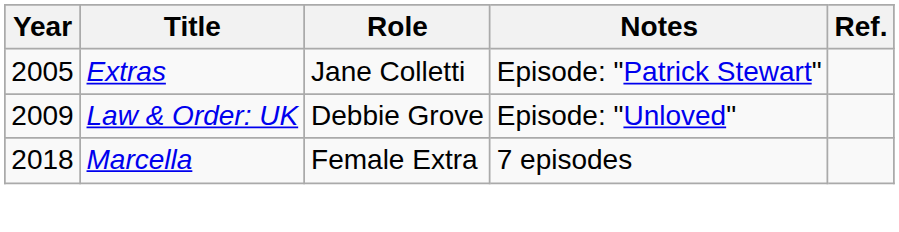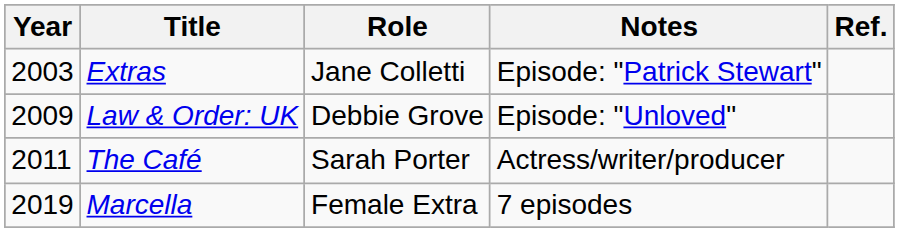(42, 71) 2005 -> (42, 71) 2003
+ row: (144, 159)
(42, 159) 2018 -> (42, 204) 2019
